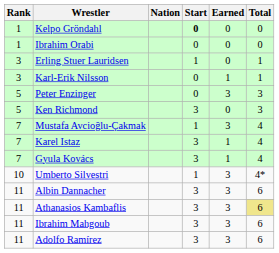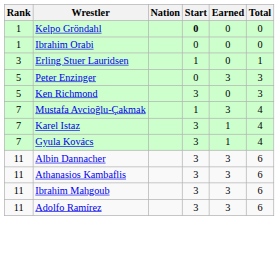- row: (72, 77)
- row: (72, 175)
(260, 207) khaki background -> (260, 175) no background
